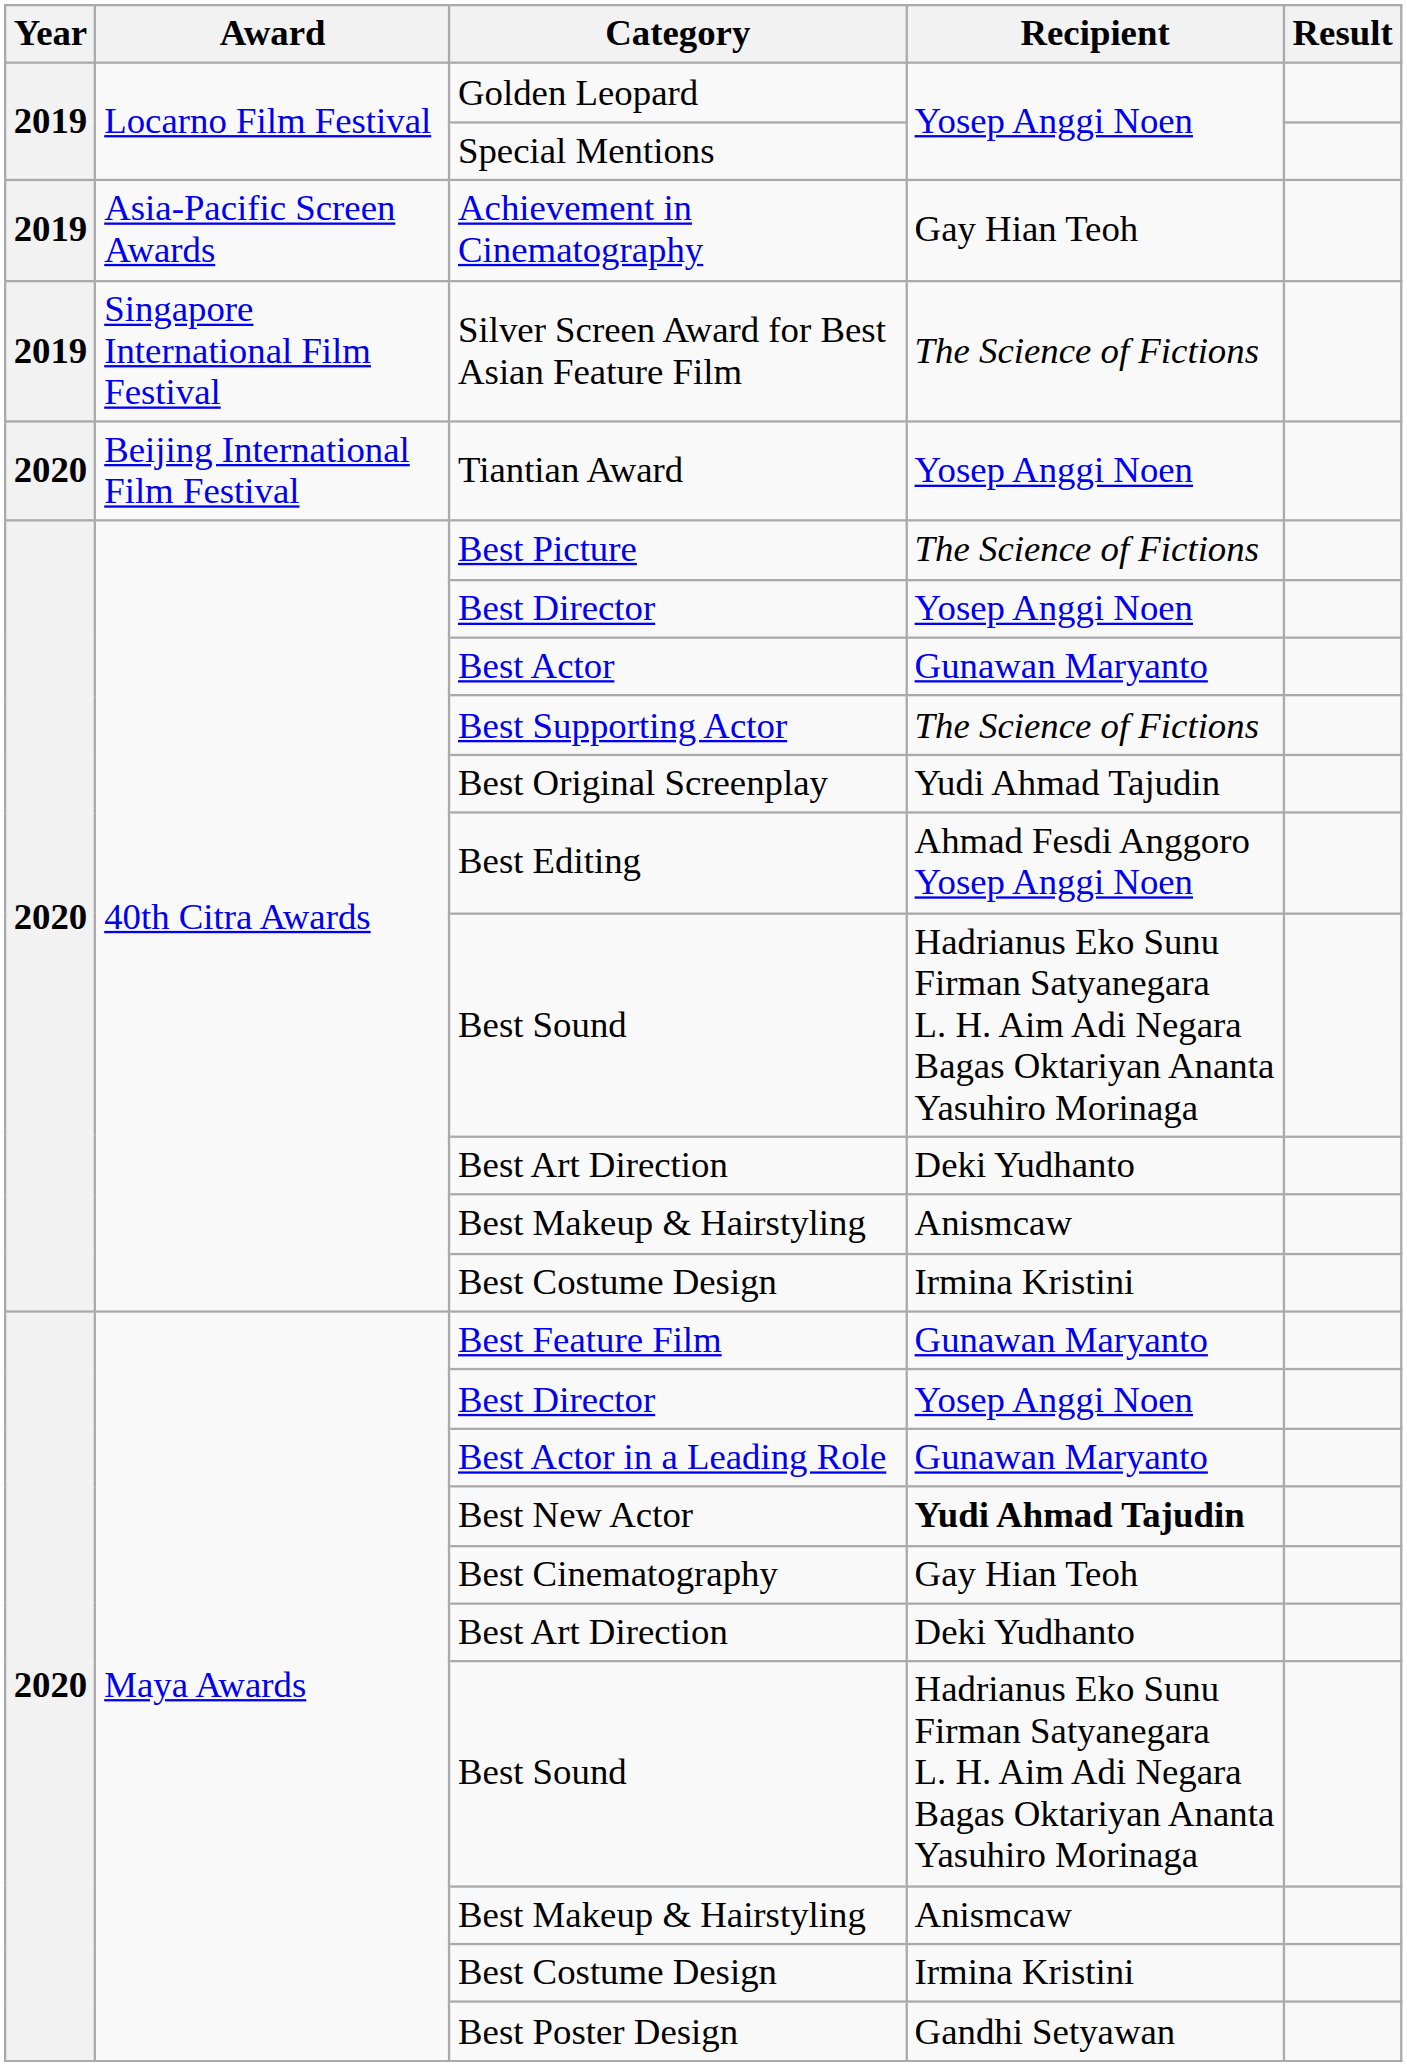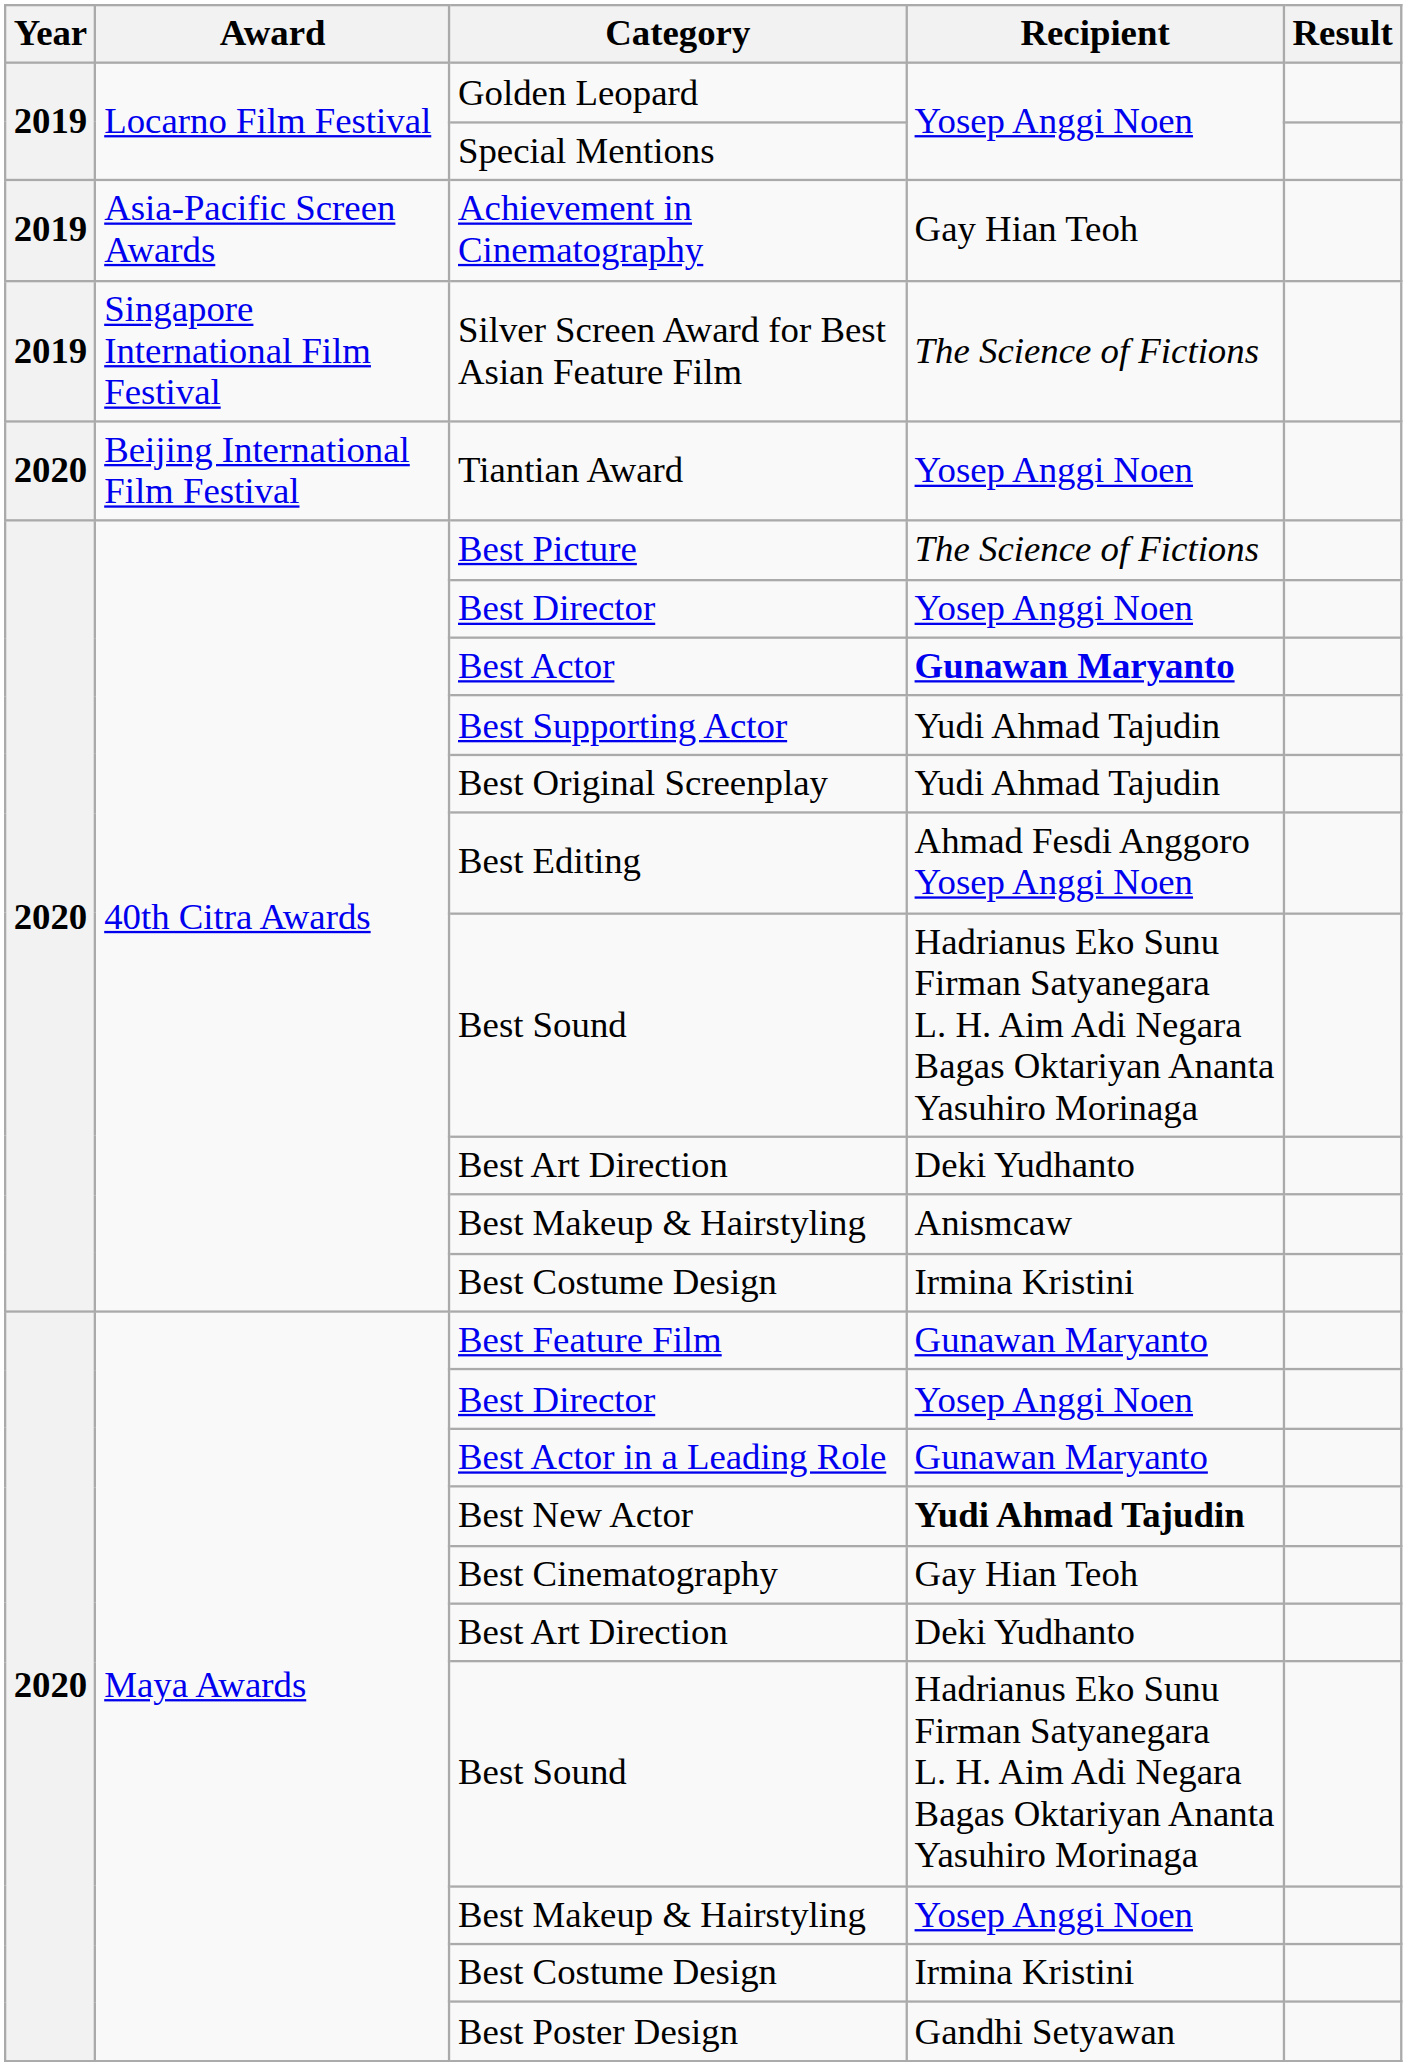(1061, 666) normal -> (1075, 666) bold
(1087, 724) The Science of Fictions -> (1067, 724) Yudi Ahmad Tajudin
(993, 1914) Anismcaw -> (1054, 1914) Yosep Anggi Noen
